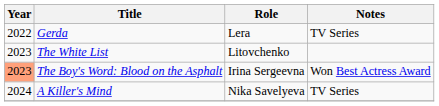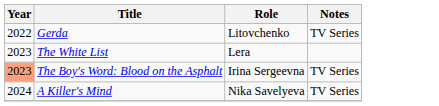(239, 33) Lera -> (259, 33) Litovchenko
(259, 52) Litovchenko -> (239, 52) Lera
(370, 71) Won Best Actress Award -> (335, 71) TV Series
